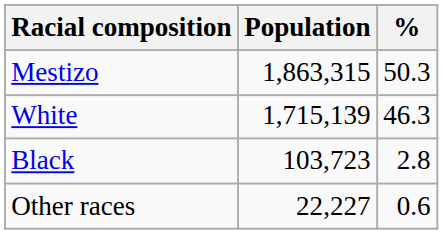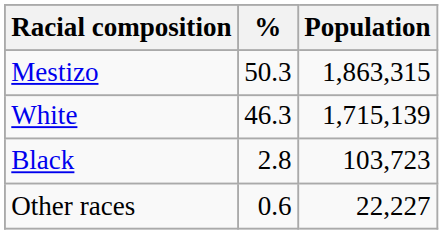columns swapped: (307, 27) <-> (407, 27)
